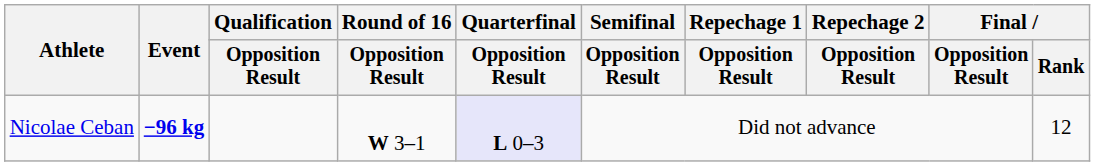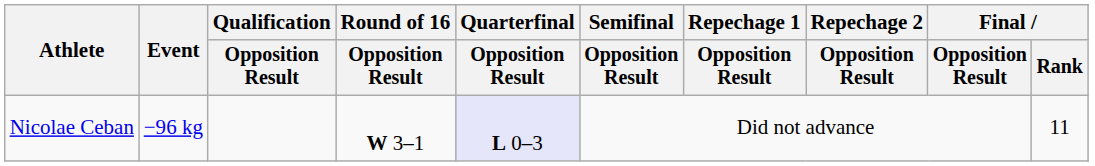(174, 128) bold -> (173, 128) normal
(1061, 128) 12 -> (1060, 128) 11
